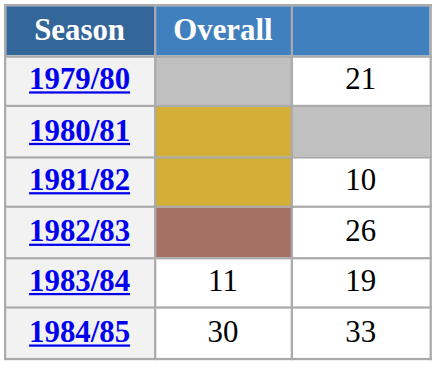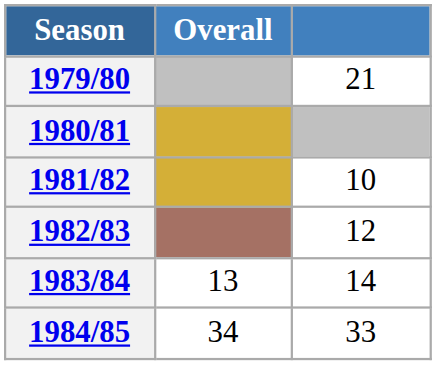(361, 231) 26 -> (361, 231) 12
(223, 281) 11 -> (223, 281) 13
(361, 281) 19 -> (361, 281) 14
(223, 331) 30 -> (223, 331) 34
